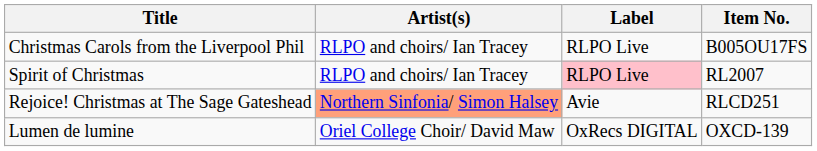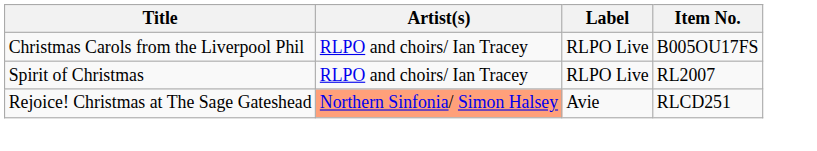(607, 74) pink background -> (607, 74) no background
- row: (71, 131)
